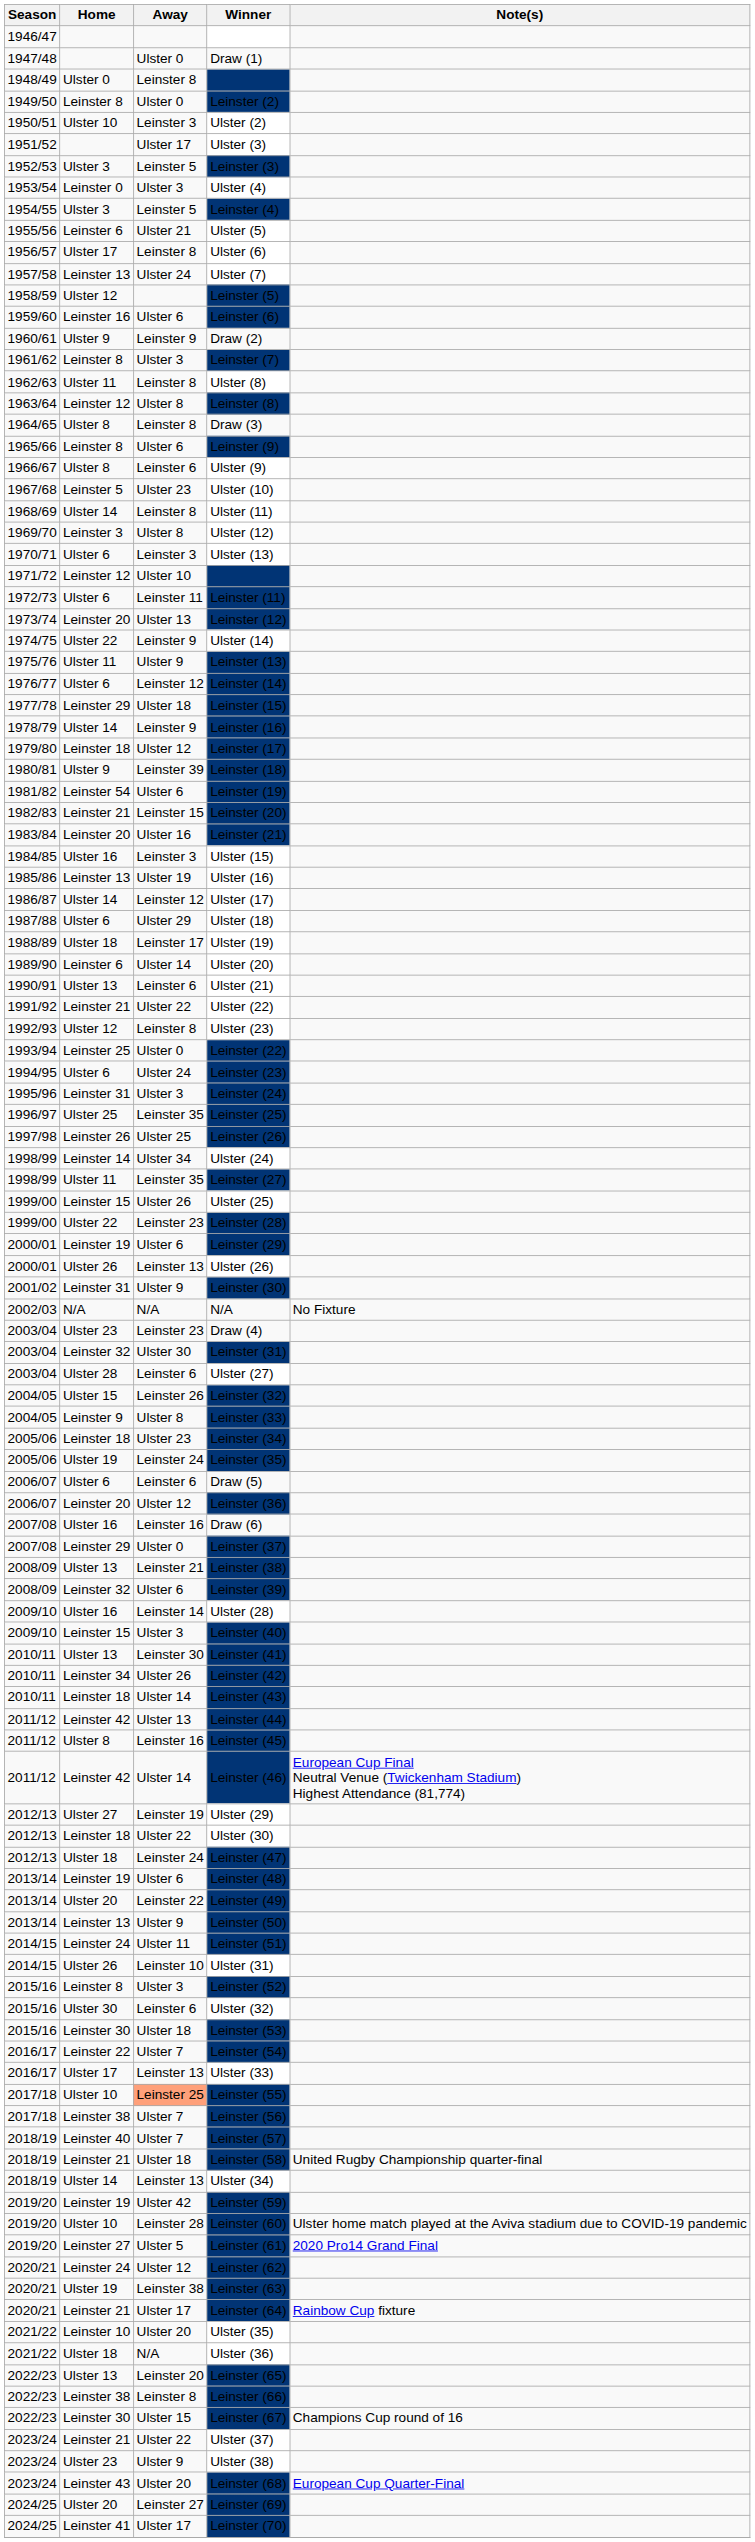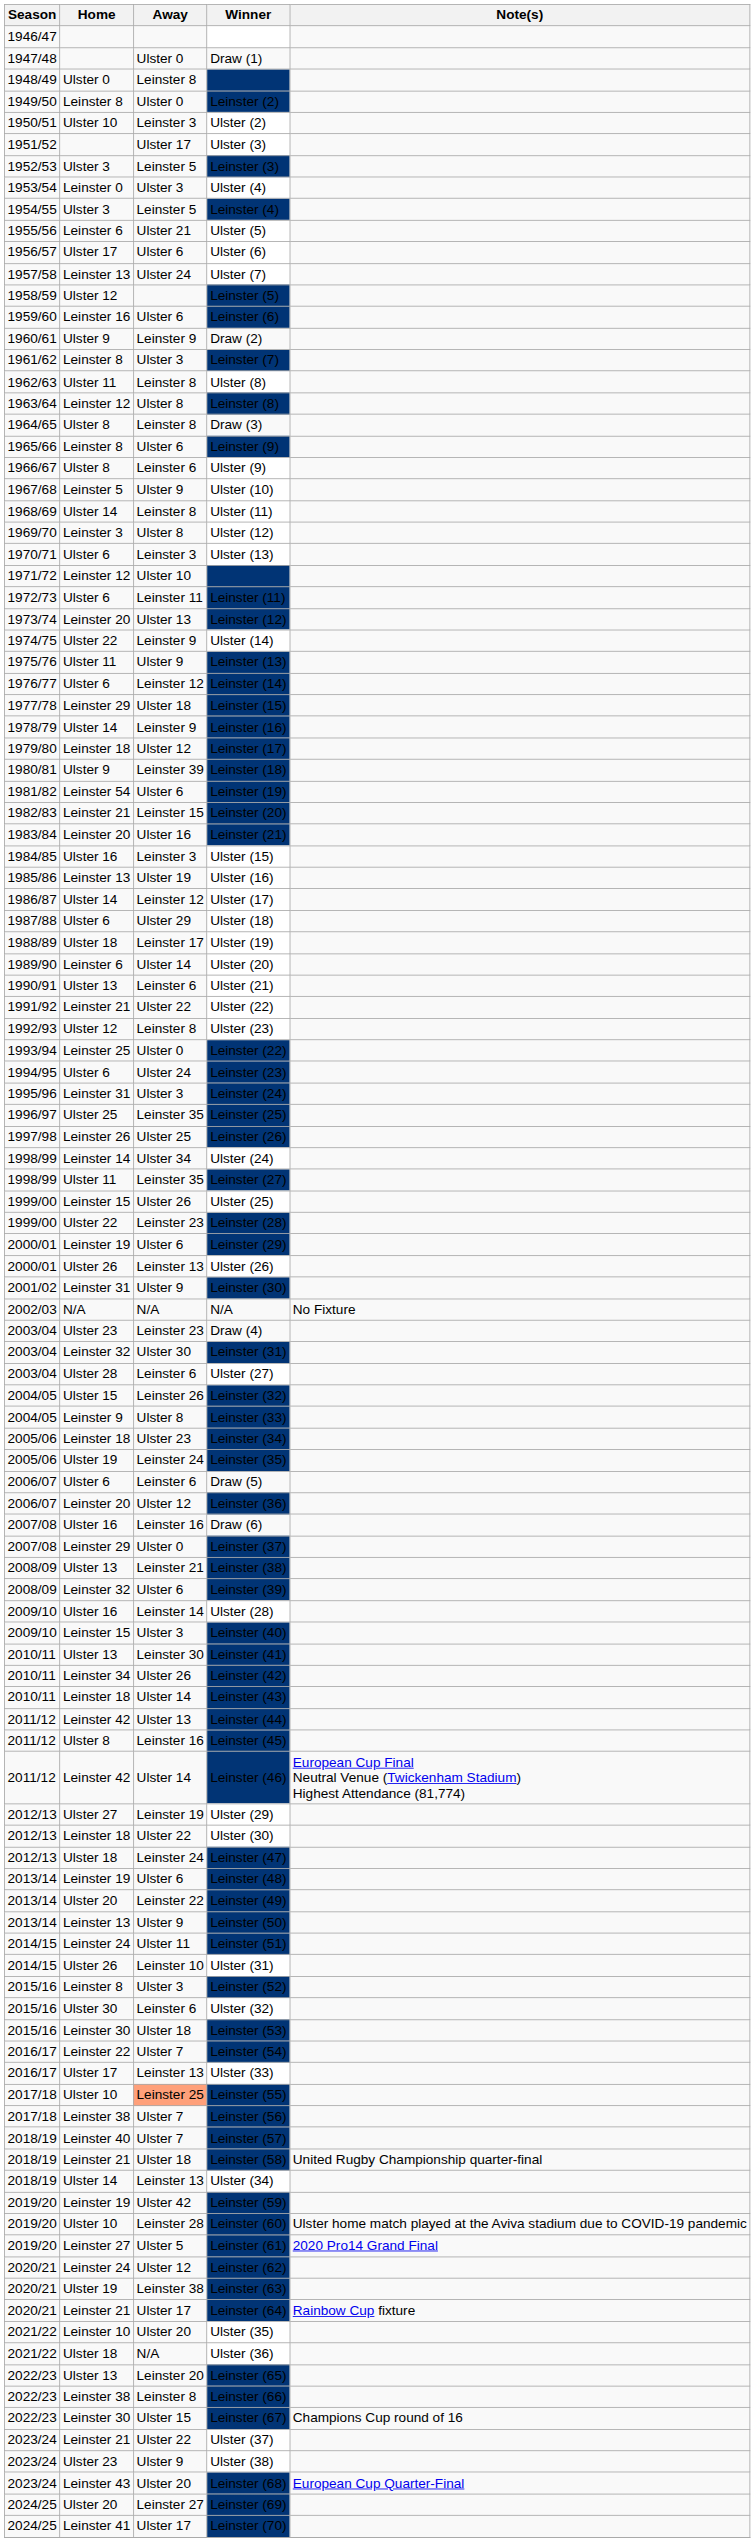(166, 252) Leinster 8 -> (160, 252) Ulster 6
(164, 489) Ulster 23 -> (160, 489) Ulster 9
